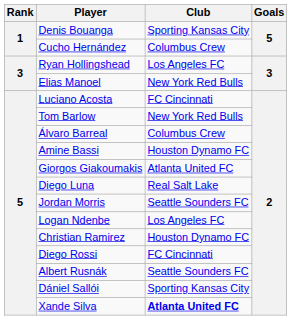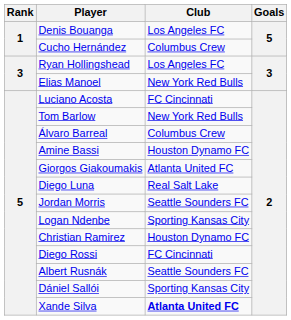(198, 30) Sporting Kansas City -> (186, 30) Los Angeles FC
(186, 220) Los Angeles FC -> (198, 220) Sporting Kansas City
